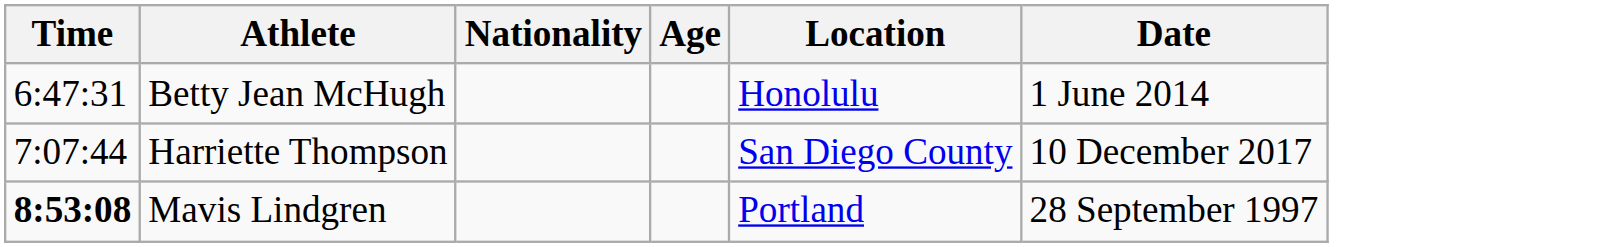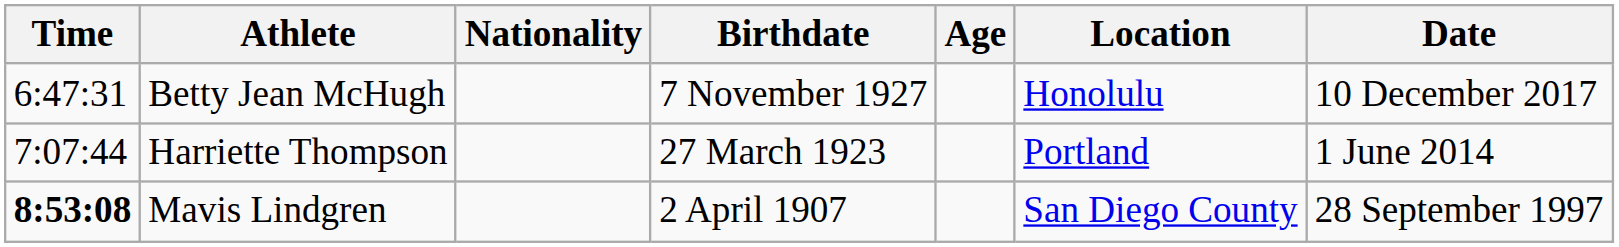+ column: (793, 33)
(1119, 92) 1 June 2014 -> (1456, 92) 10 December 2017
(875, 151) San Diego County -> (1086, 151) Portland
(1171, 151) 10 December 2017 -> (1404, 151) 1 June 2014
(801, 210) Portland -> (1160, 210) San Diego County
